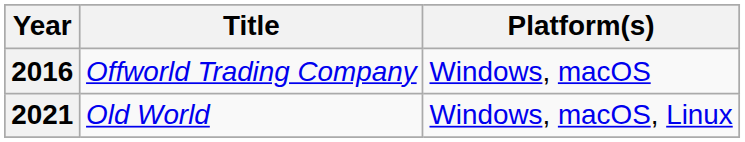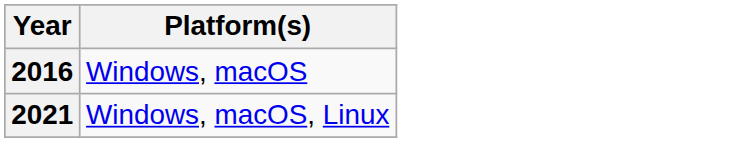- column: (251, 26)
